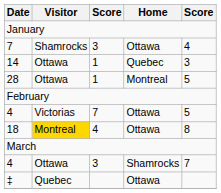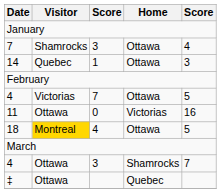(51, 63) Ottawa -> (53, 63) Quebec
(145, 63) Quebec -> (143, 63) Ottawa
- row: (13, 79)
+ row: (12, 113)
(187, 130) 8 -> (187, 130) 5
(53, 180) Quebec -> (51, 180) Ottawa
(143, 180) Ottawa -> (145, 180) Quebec
